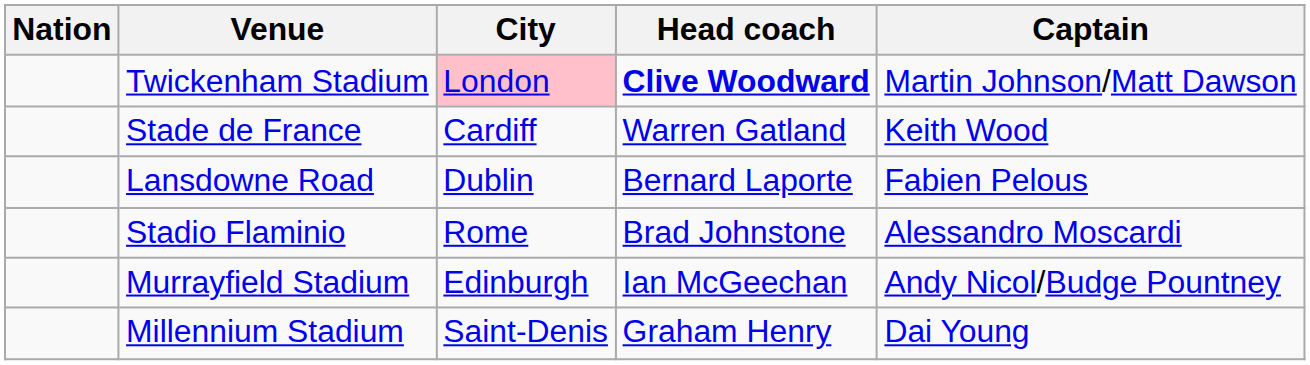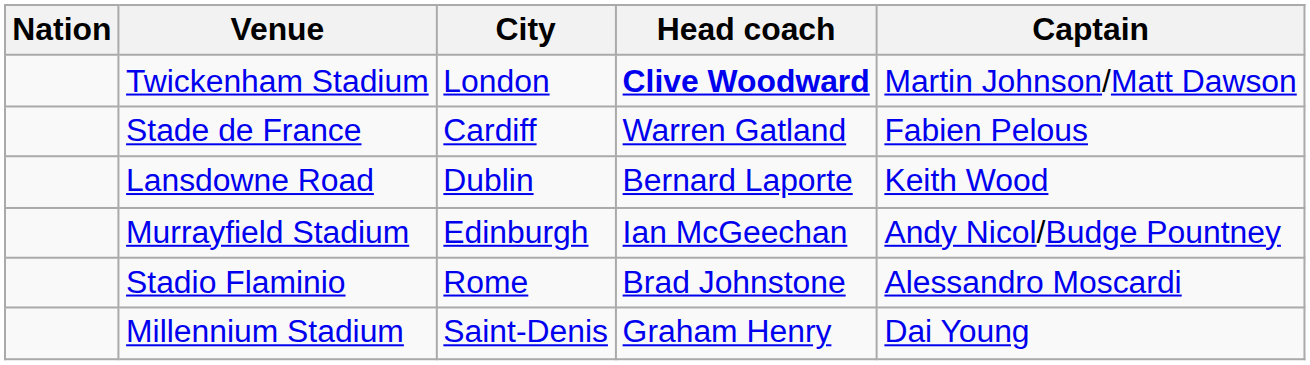(496, 80) pink background -> (496, 80) no background
(966, 130) Keith Wood -> (986, 130) Fabien Pelous
(986, 181) Fabien Pelous -> (966, 181) Keith Wood
rows swapped: (236, 231) <-> (268, 282)
